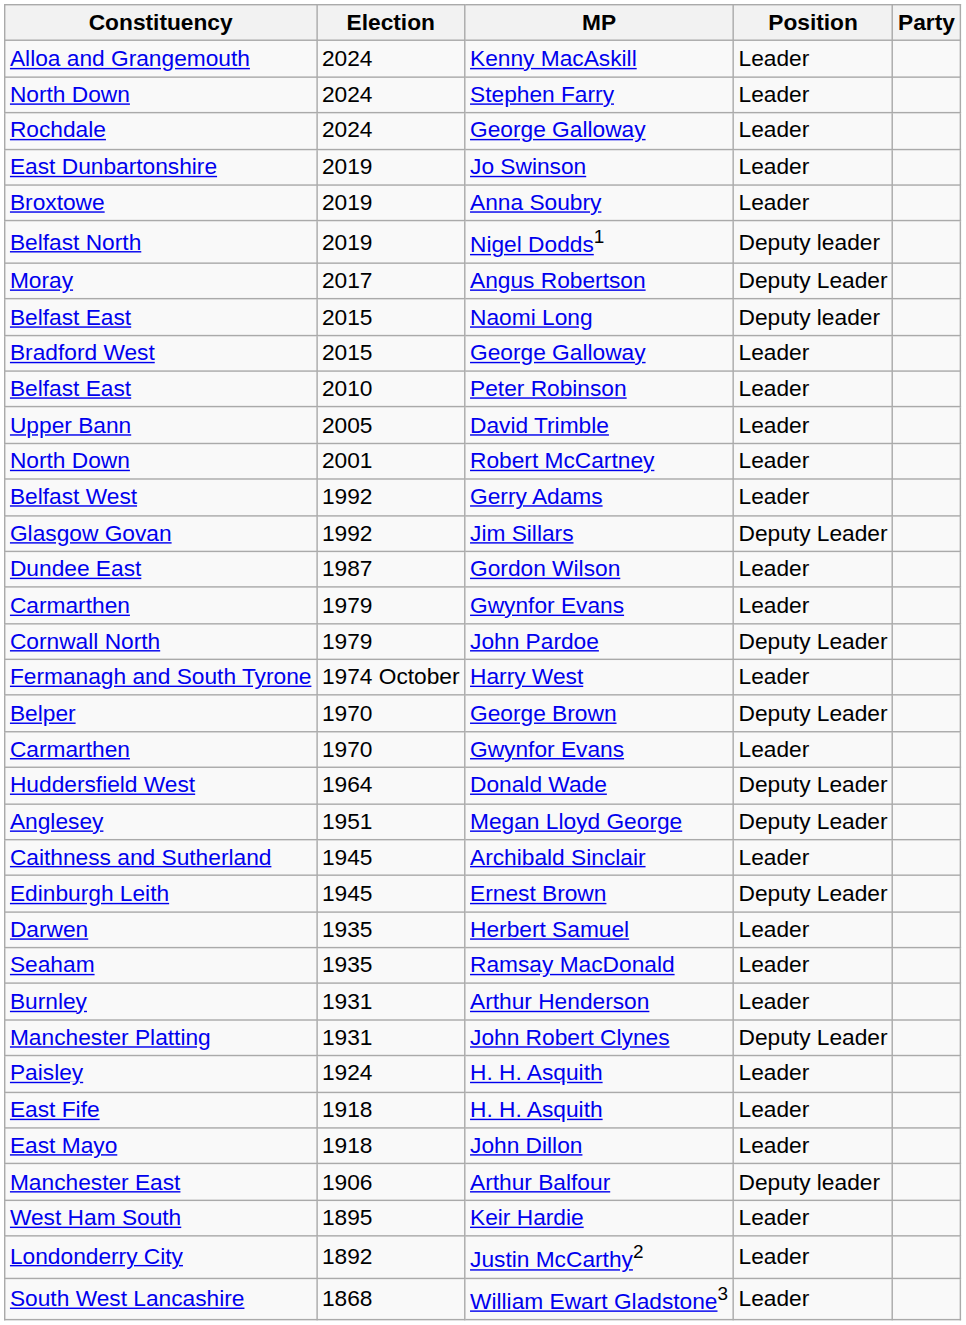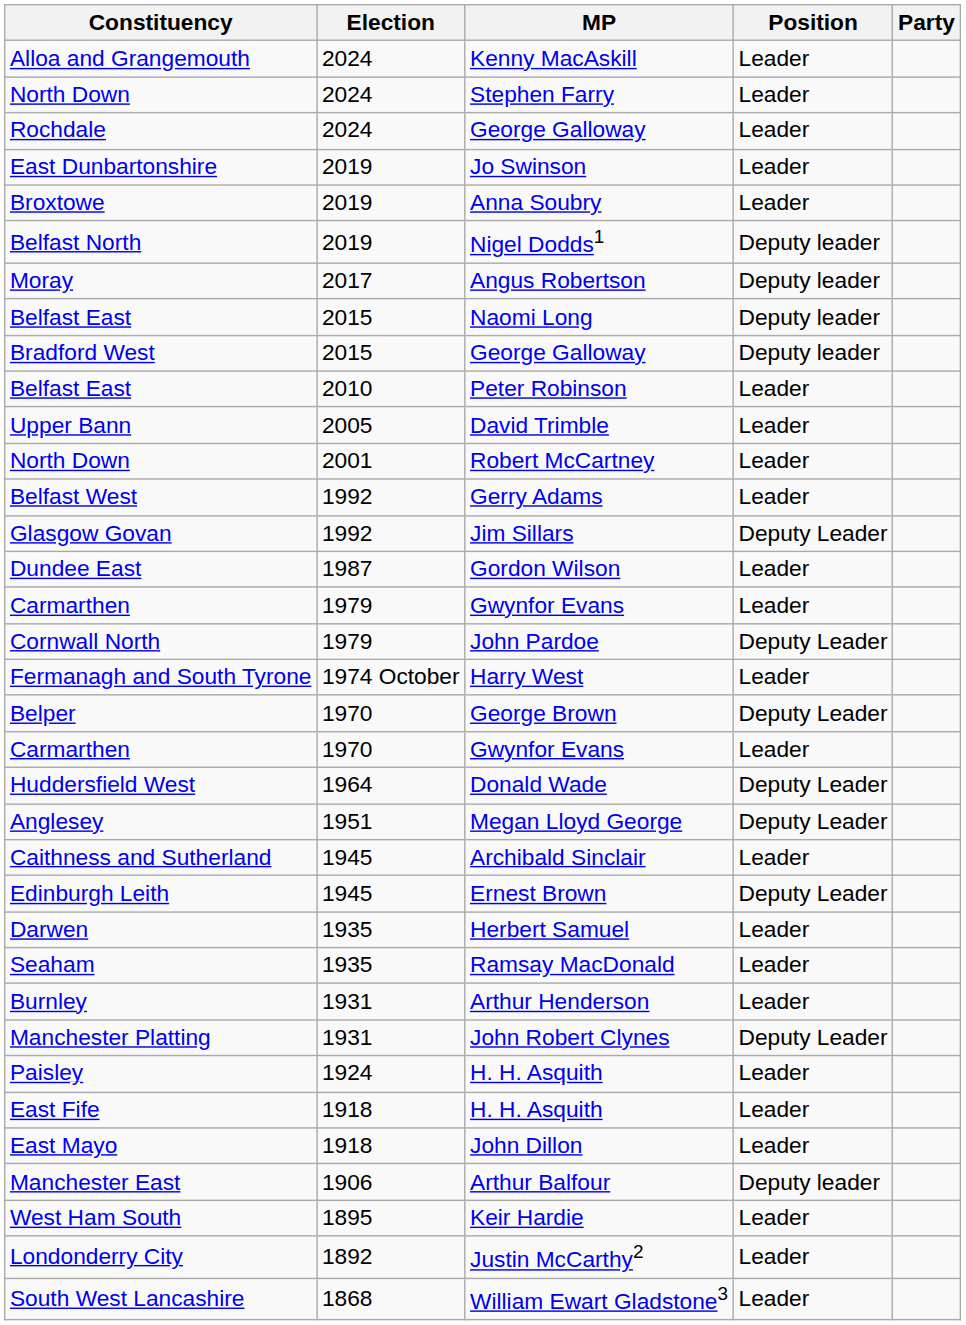(813, 280) Deputy Leader -> (809, 280) Deputy leader
(774, 352) Leader -> (809, 352) Deputy leader
